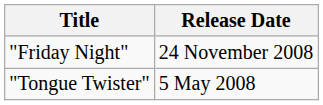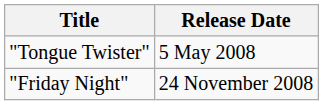rows swapped: (79, 83) <-> (69, 52)
